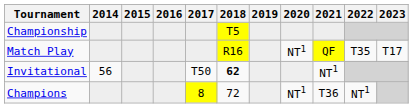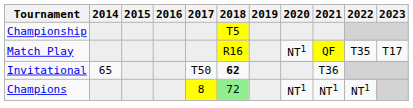(105, 72) 56 -> (105, 70) 65
(329, 72) NT1 -> (329, 70) T36
(233, 93) no background -> (233, 90) lightgreen background
(329, 93) T36 -> (329, 90) NT1
